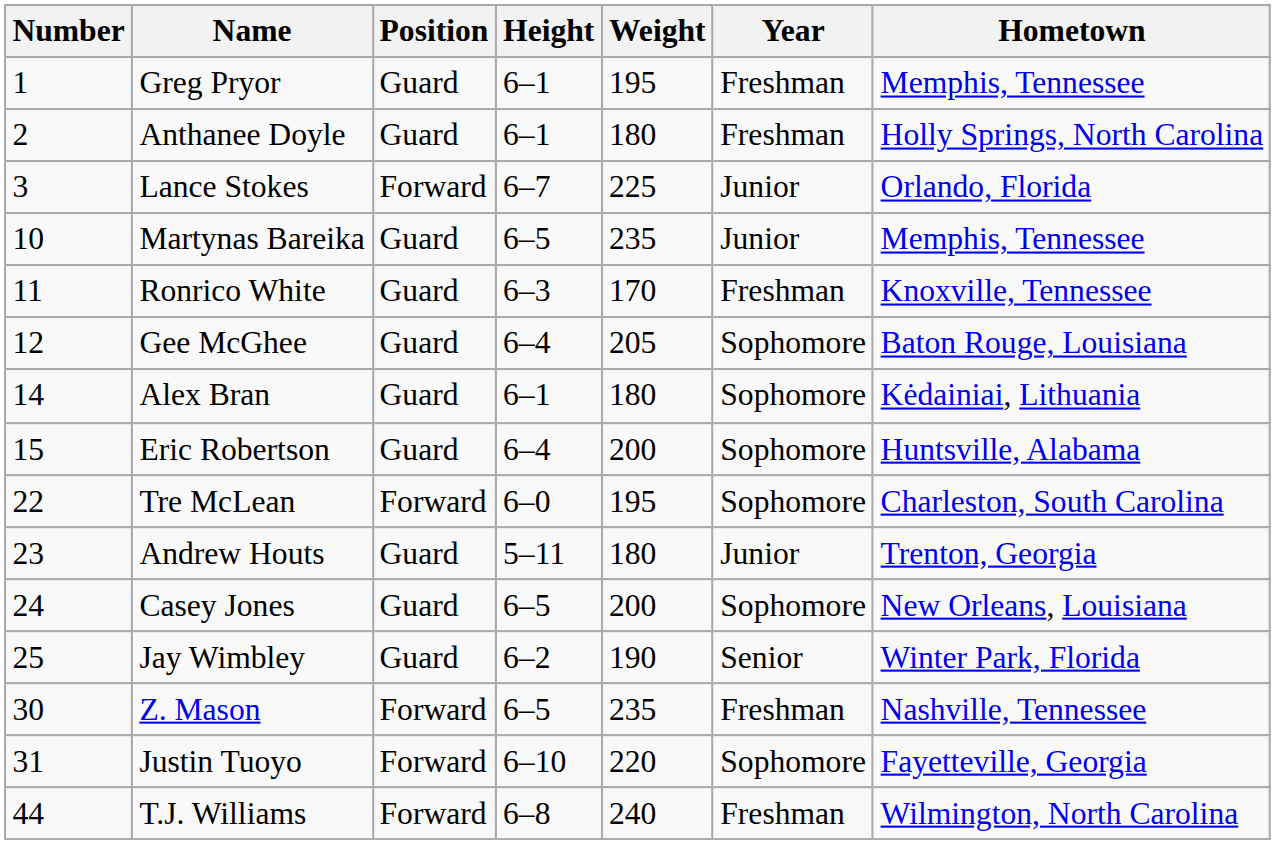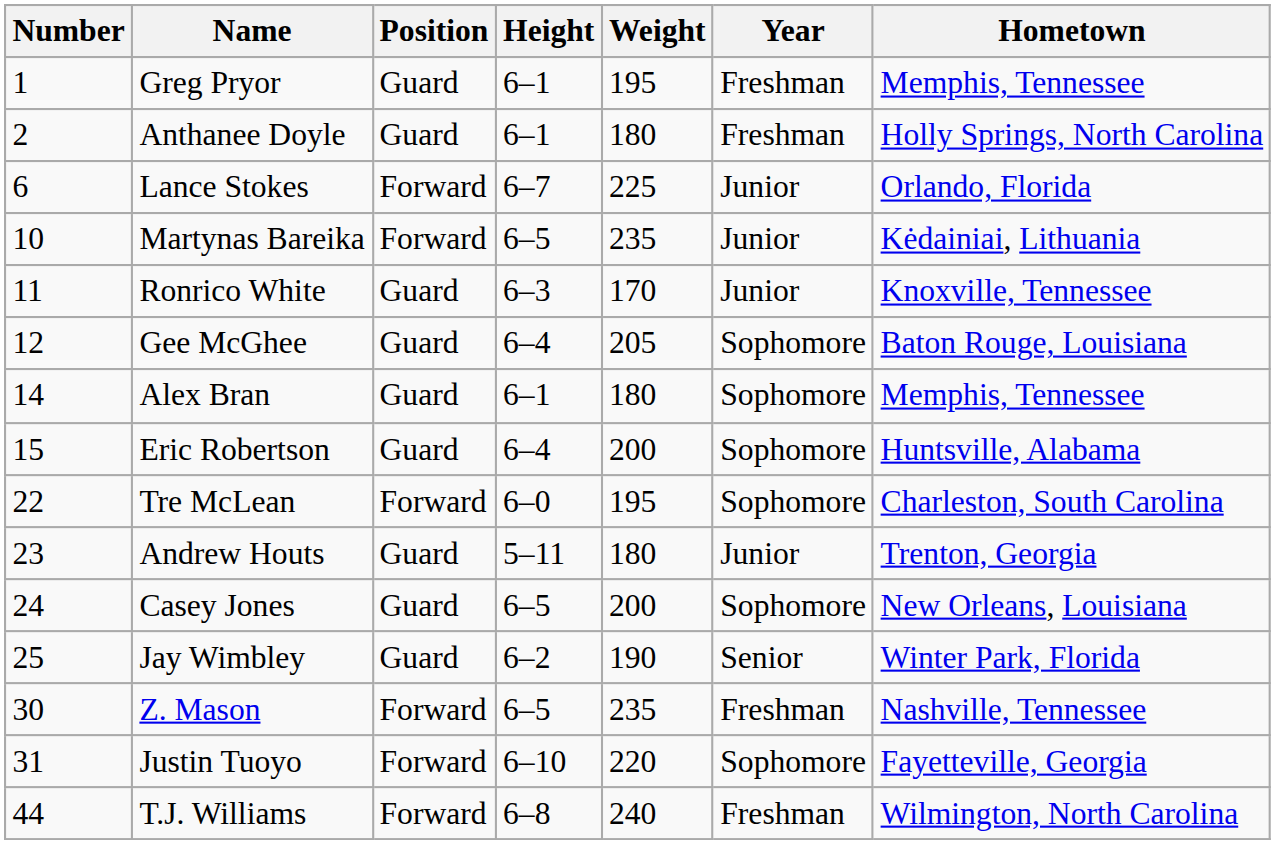(20, 187) 3 -> (20, 187) 6
(419, 239) Guard -> (433, 239) Forward
(1013, 239) Memphis, Tennessee -> (1010, 239) Kėdainiai, Lithuania
(783, 291) Freshman -> (760, 291) Junior
(1010, 395) Kėdainiai, Lithuania -> (1013, 395) Memphis, Tennessee
